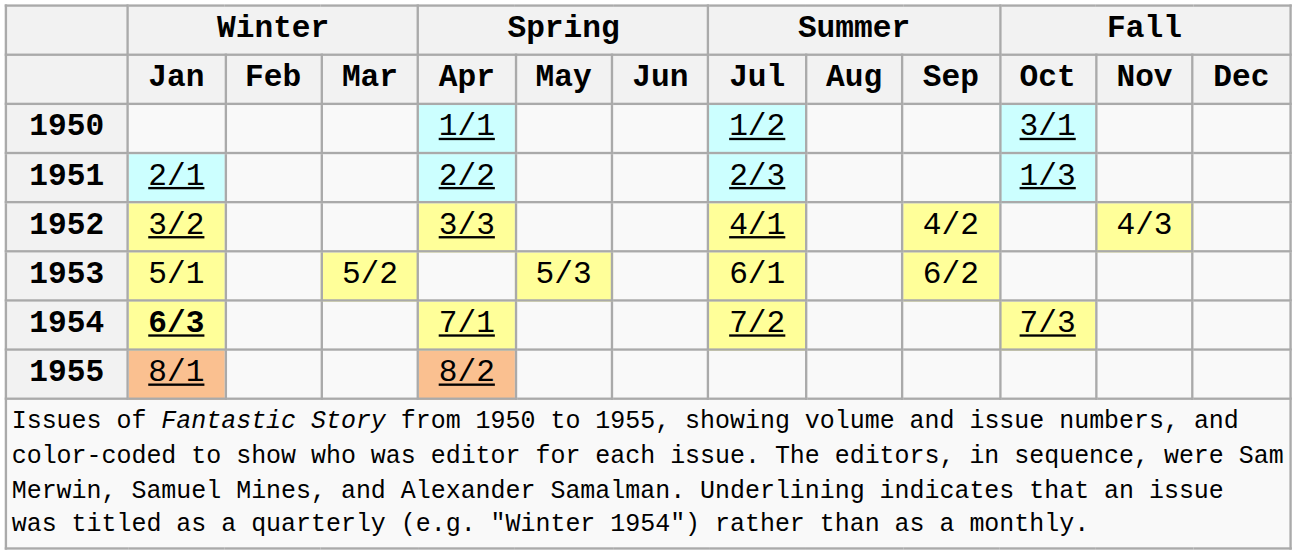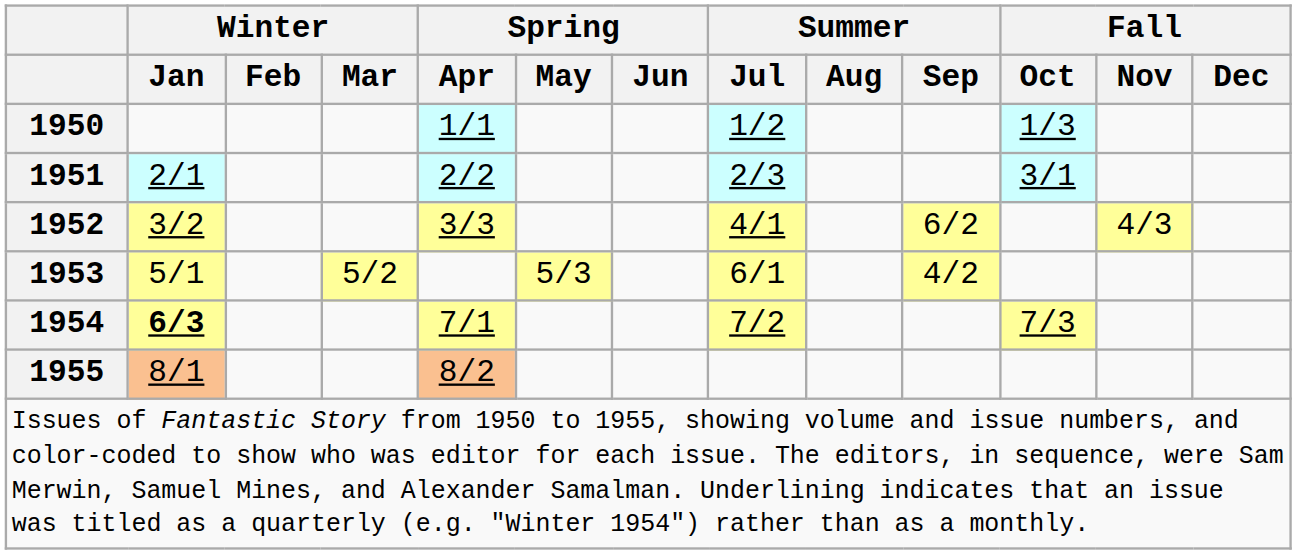(1048, 127) 3/1 -> (1048, 127) 1/3
(1048, 176) 1/3 -> (1048, 176) 3/1
(951, 225) 4/2 -> (951, 225) 6/2
(951, 274) 6/2 -> (951, 274) 4/2
